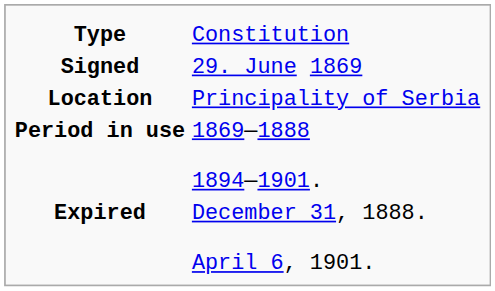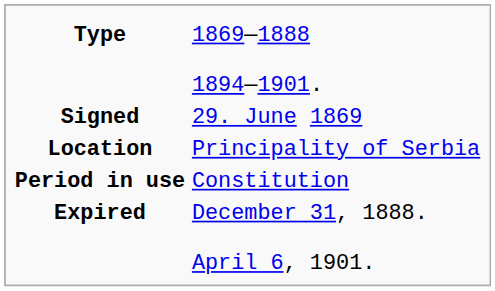(271, 34) Constitution -> (257, 60) 1869—1888 1894—1901.
(257, 155) 1869—1888 1894—1901. -> (271, 181) Constitution
